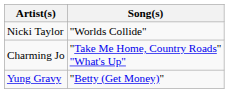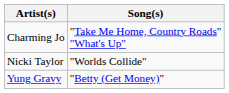rows swapped: (35, 31) <-> (36, 55)
